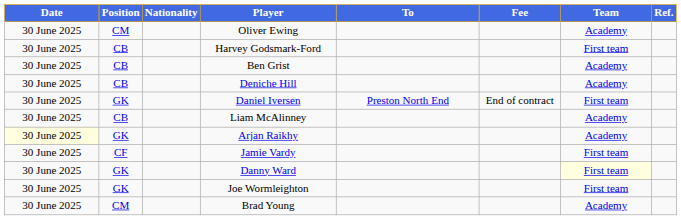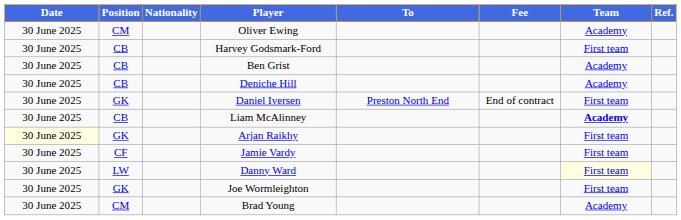(606, 118) normal -> (606, 118) bold
(606, 135) Academy -> (606, 135) First team
(121, 170) GK -> (121, 170) LW
